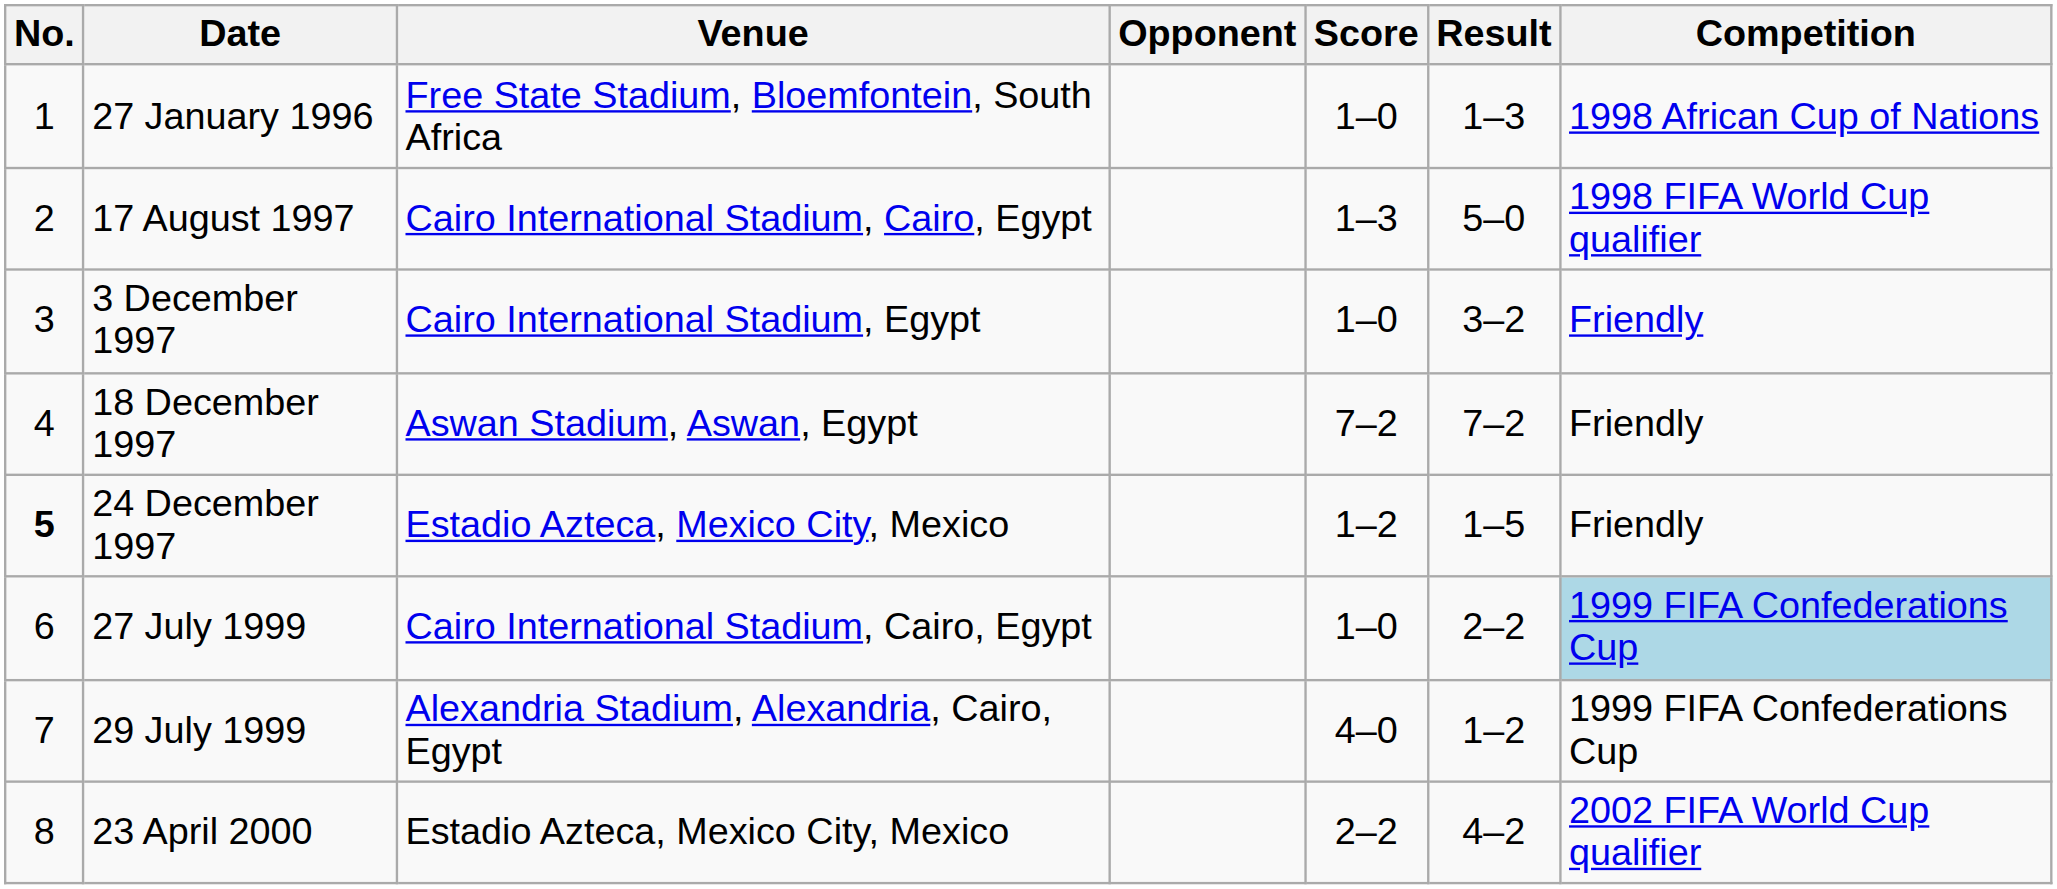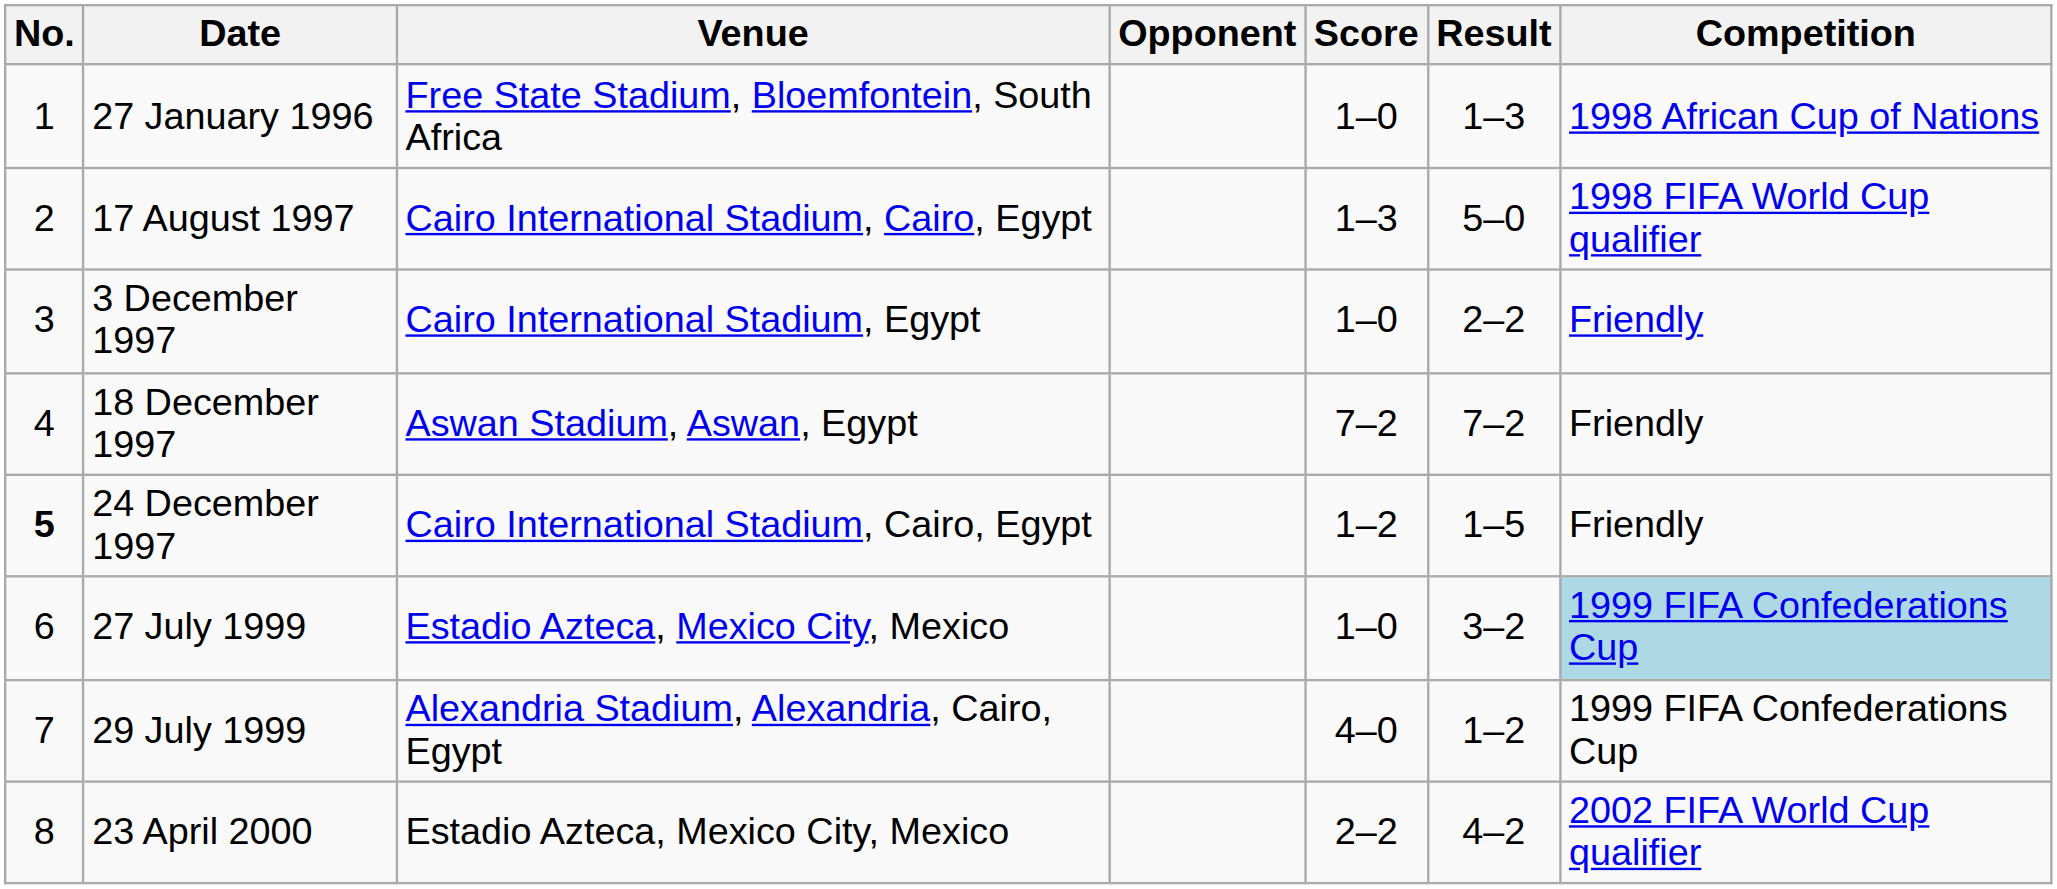(1494, 320) 3–2 -> (1494, 320) 2–2
(707, 525) Estadio Azteca, Mexico City, Mexico -> (749, 525) Cairo International Stadium, Cairo, Egypt
(749, 627) Cairo International Stadium, Cairo, Egypt -> (707, 627) Estadio Azteca, Mexico City, Mexico
(1494, 627) 2–2 -> (1494, 627) 3–2
